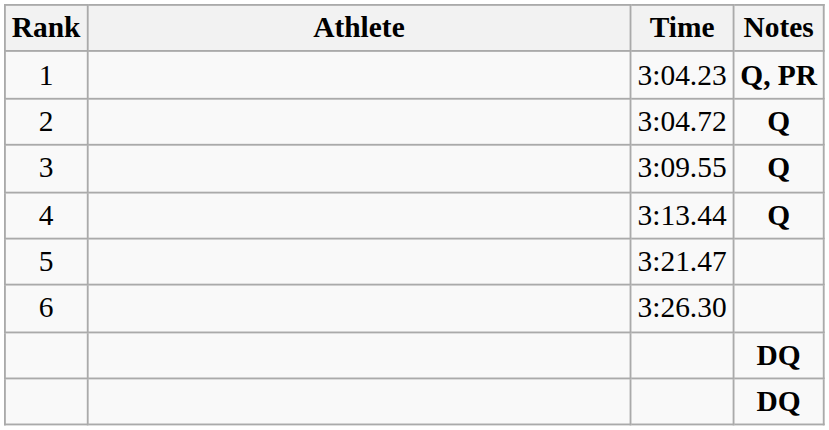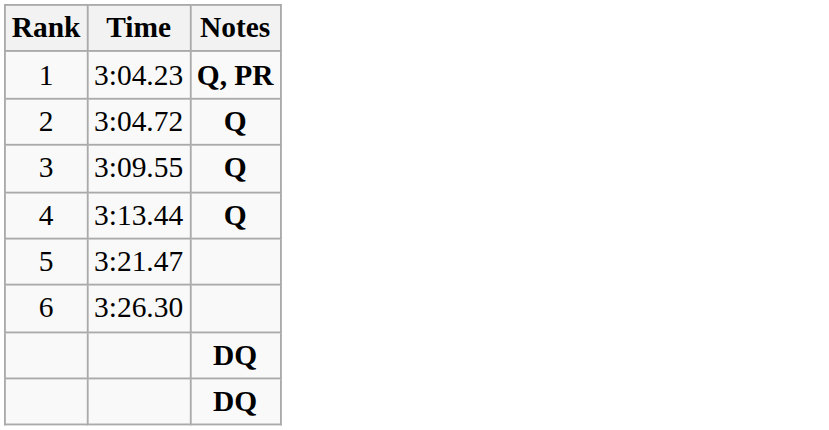- column: (359, 27)
